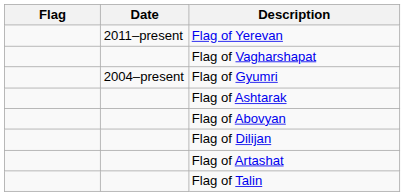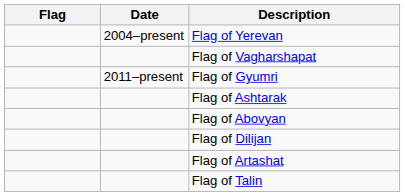(143, 35) 2011–present -> (144, 35) 2004–present
(144, 77) 2004–present -> (143, 77) 2011–present
